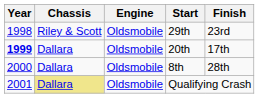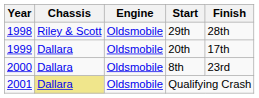(219, 31) 23rd -> (219, 31) 28th
(19, 49) bold -> (19, 49) normal
(219, 67) 28th -> (219, 67) 23rd
